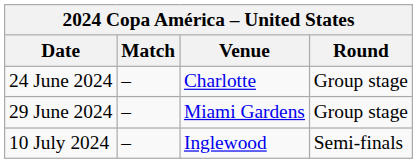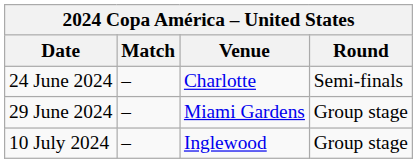(361, 81) Group stage -> (358, 81) Semi-finals
(358, 142) Semi-finals -> (361, 142) Group stage
